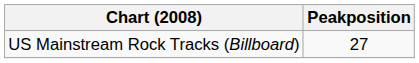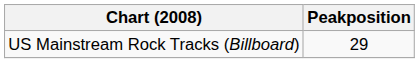(359, 44) 27 -> (359, 44) 29
